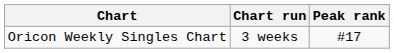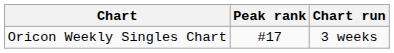columns swapped: (349, 16) <-> (270, 16)
